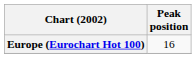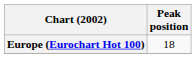(169, 44) 16 -> (169, 44) 18
